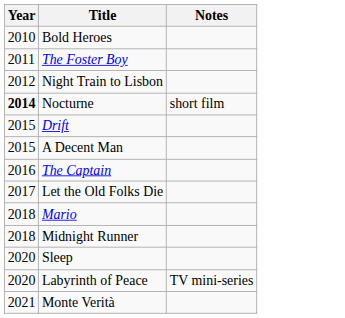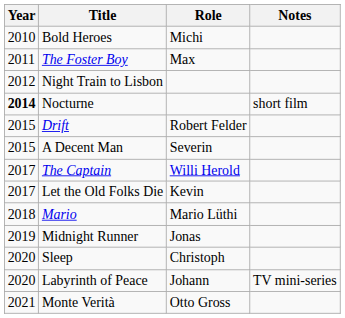+ column: (208, 15)
(22, 170) 2016 -> (22, 170) 2017
(22, 236) 2018 -> (22, 236) 2019
